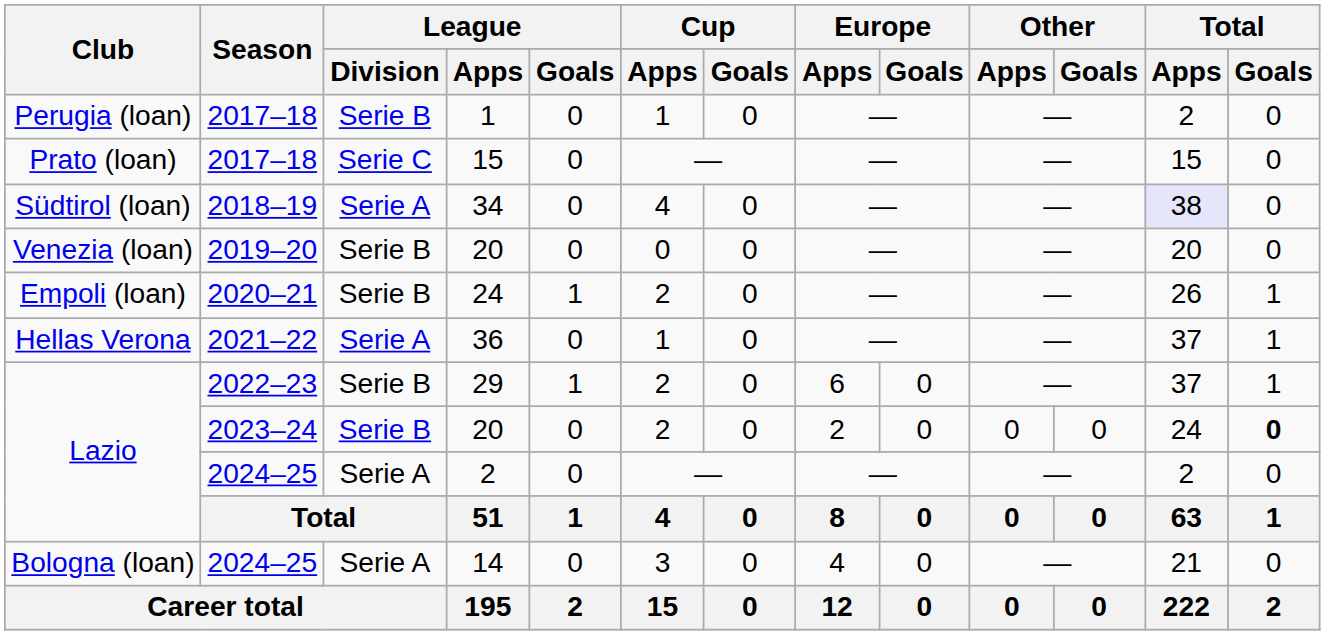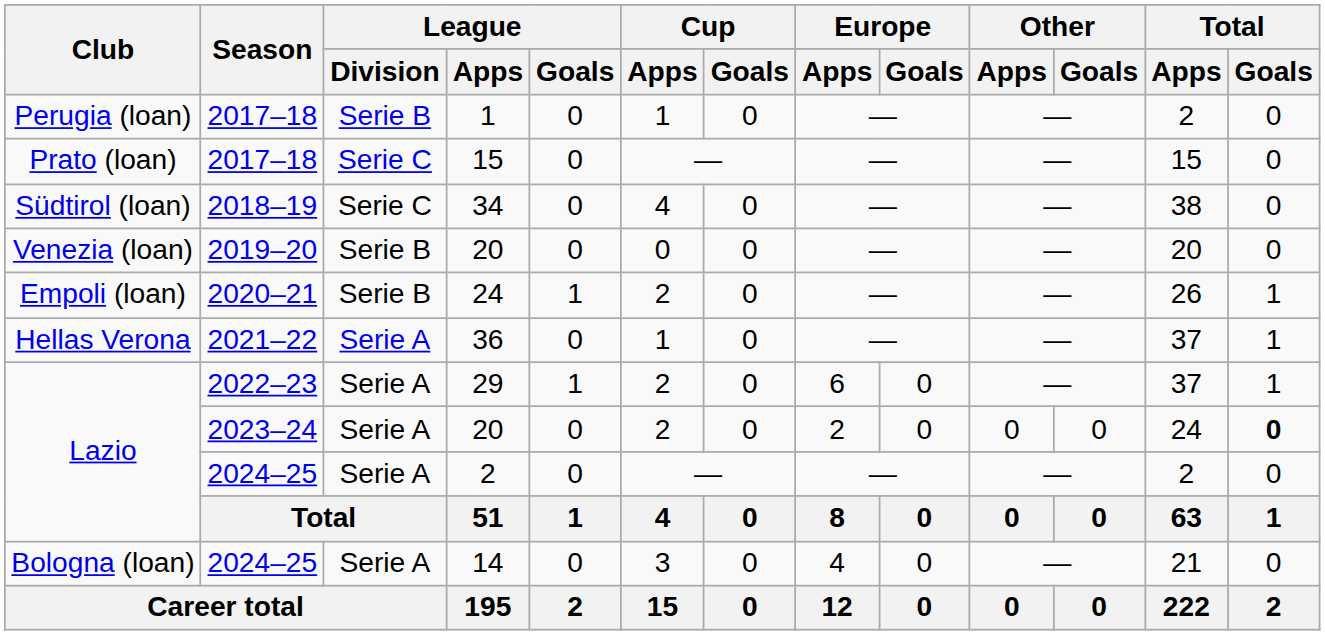(385, 205) Serie A -> (385, 205) Serie C
(1186, 205) lavender background -> (1186, 205) no background
(385, 384) Serie B -> (385, 384) Serie A
(385, 428) Serie B -> (385, 428) Serie A
